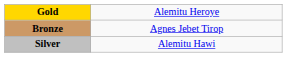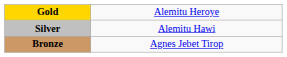rows swapped: (48, 44) <-> (48, 28)
